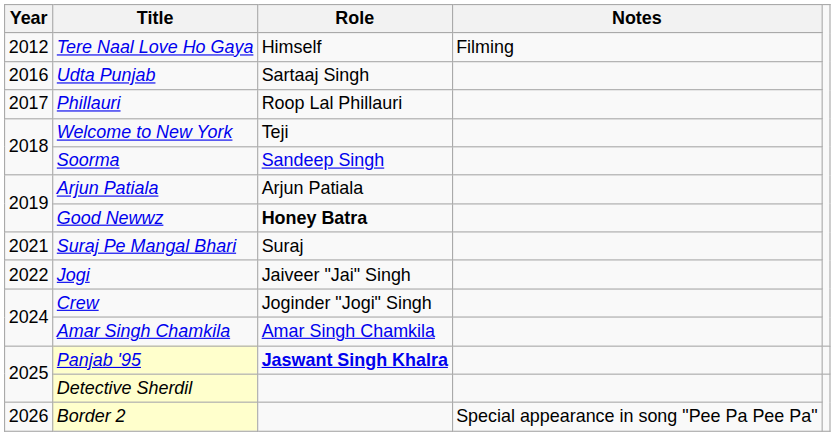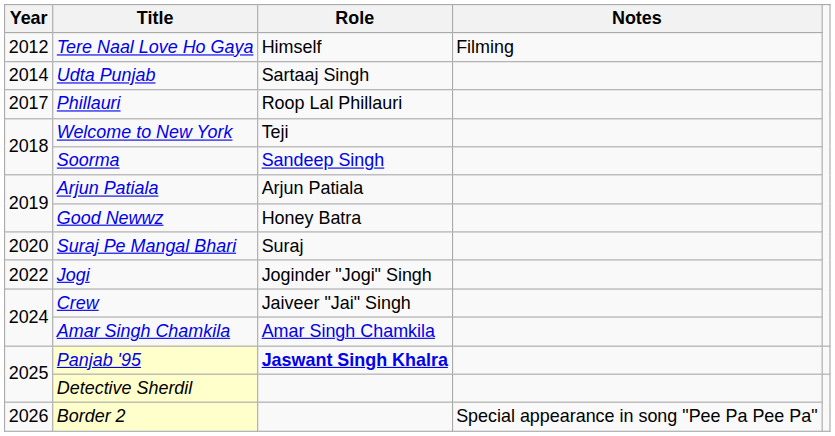(29, 75) 2016 -> (29, 75) 2014
(314, 217) bold -> (311, 217) normal
(29, 246) 2021 -> (29, 246) 2020
(336, 274) Jaiveer "Jai" Singh -> (347, 274) Joginder "Jogi" Singh
(347, 302) Joginder "Jogi" Singh -> (336, 302) Jaiveer "Jai" Singh
